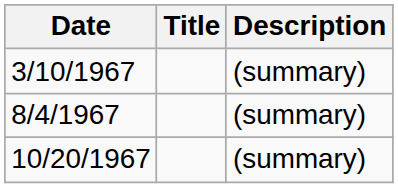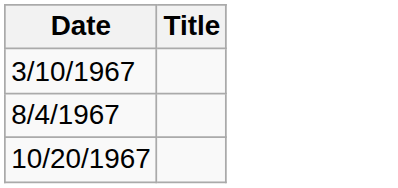- column: (310, 26)
